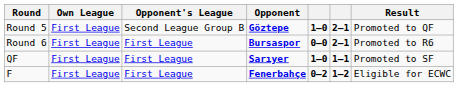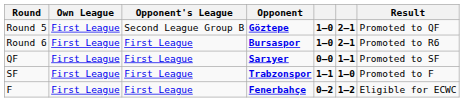(319, 43) 0–0 -> (325, 43) 1–0
(319, 58) 1–0 -> (325, 58) 0–0
+ row: (12, 74)
